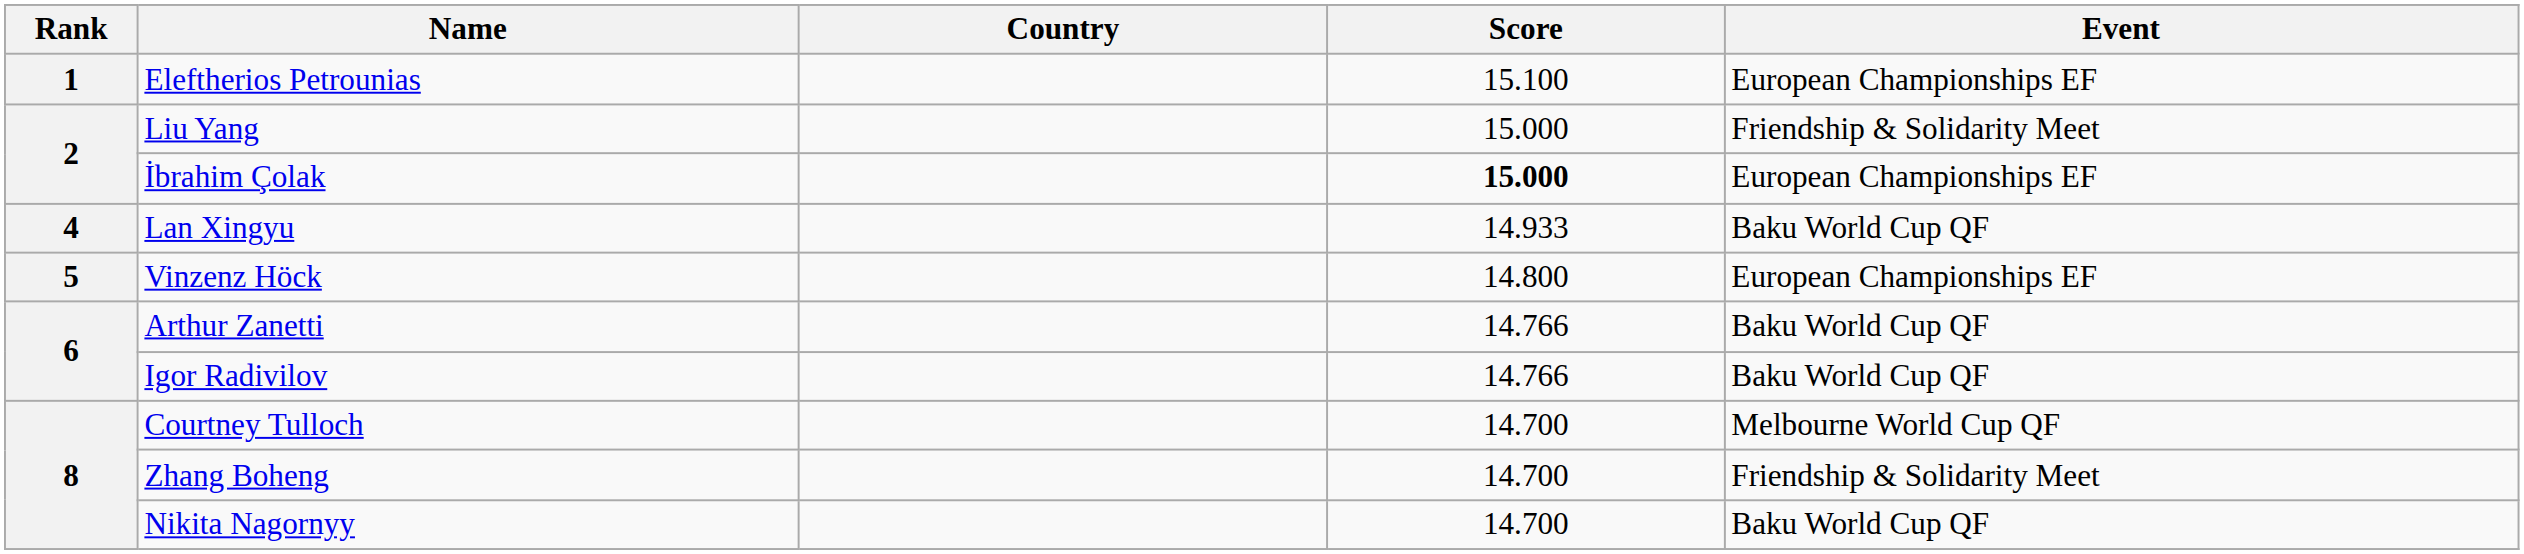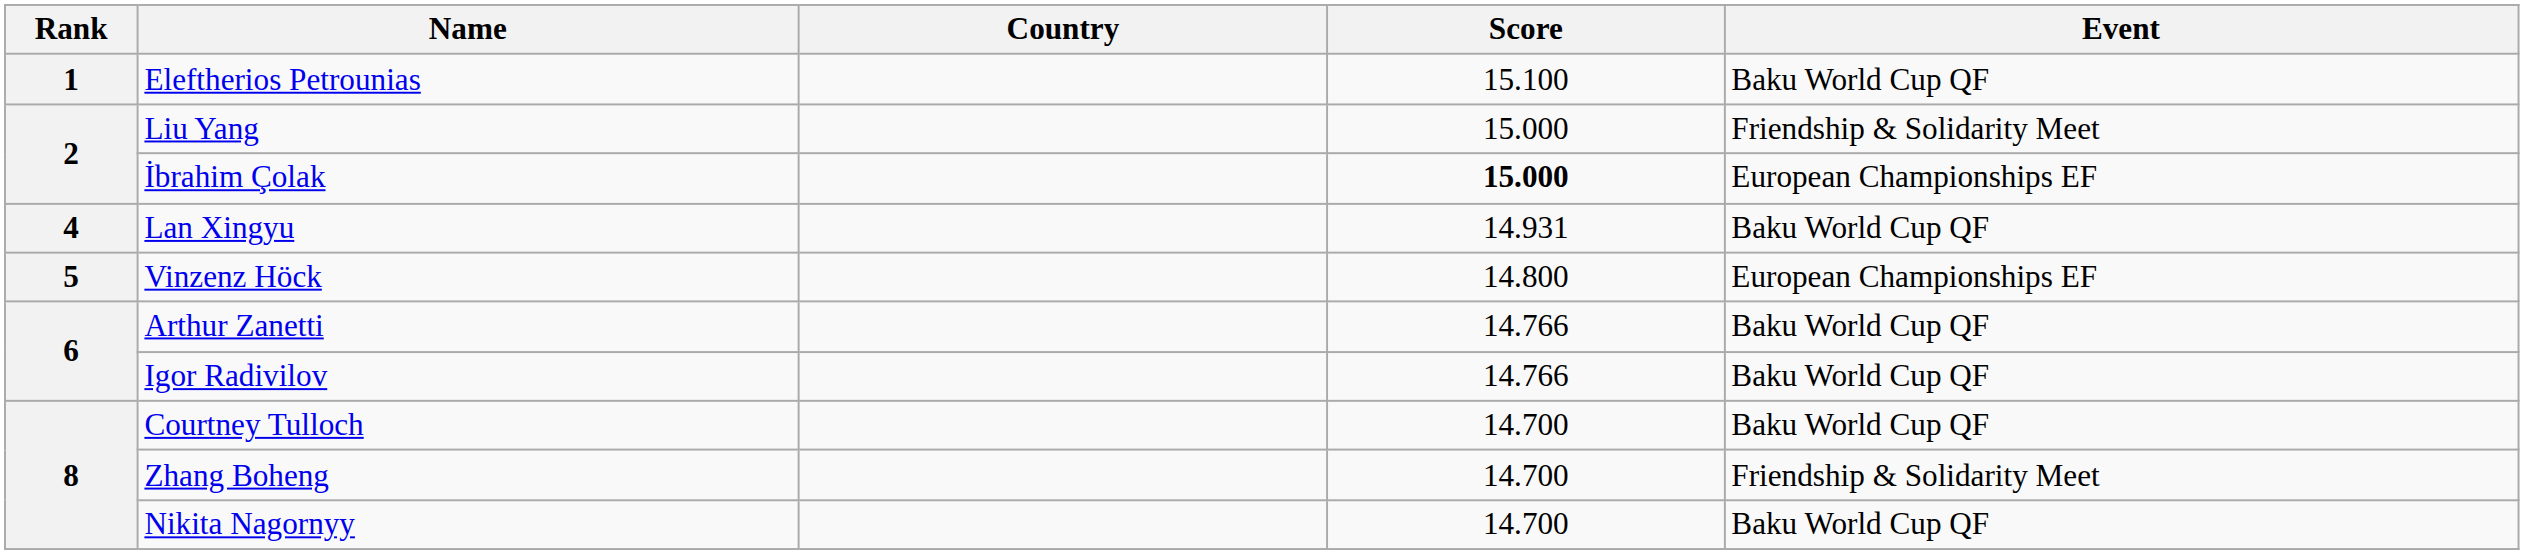(1914, 78) European Championships EF -> (1860, 78) Baku World Cup QF
(1526, 227) 14.933 -> (1526, 227) 14.931
(1896, 425) Melbourne World Cup QF -> (1860, 425) Baku World Cup QF
